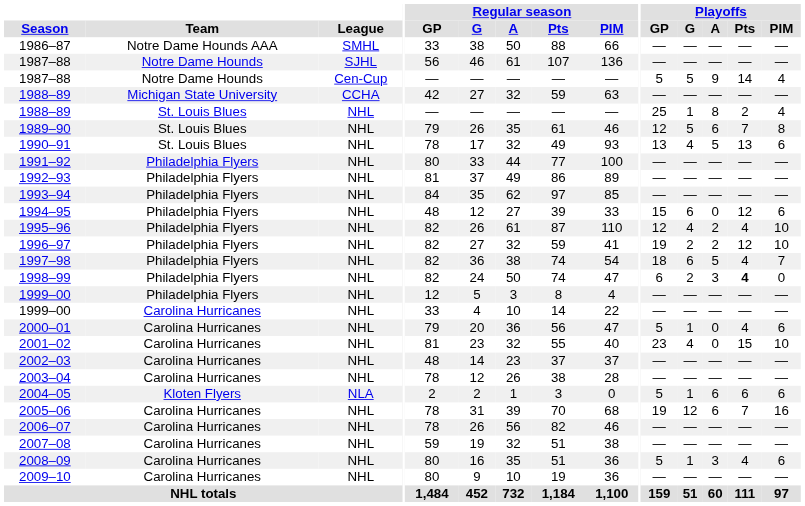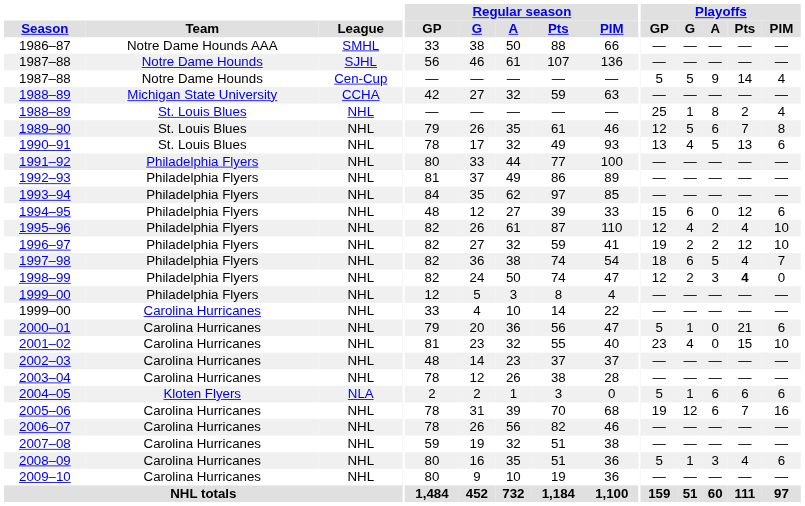(659, 277) 6 -> (659, 277) 12
(745, 327) 4 -> (745, 327) 21
